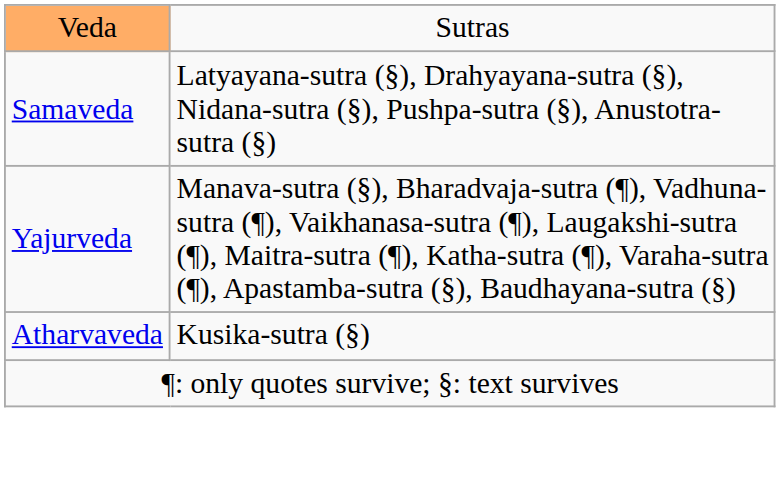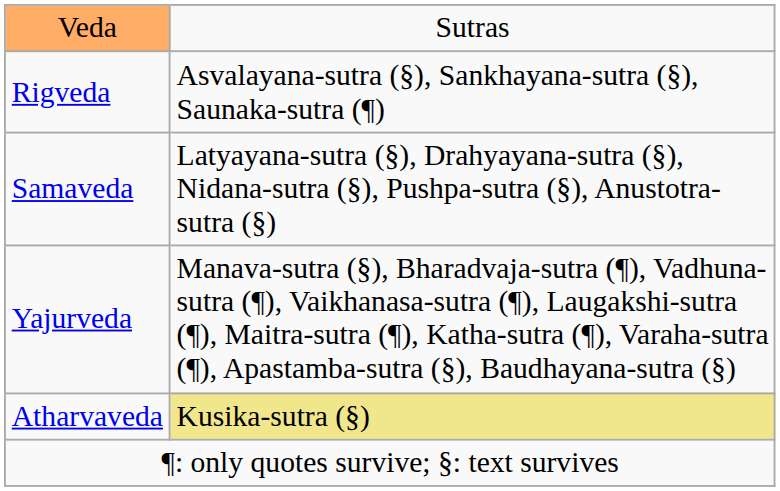+ row: (61, 91)
(273, 335) no background -> (273, 415) khaki background
